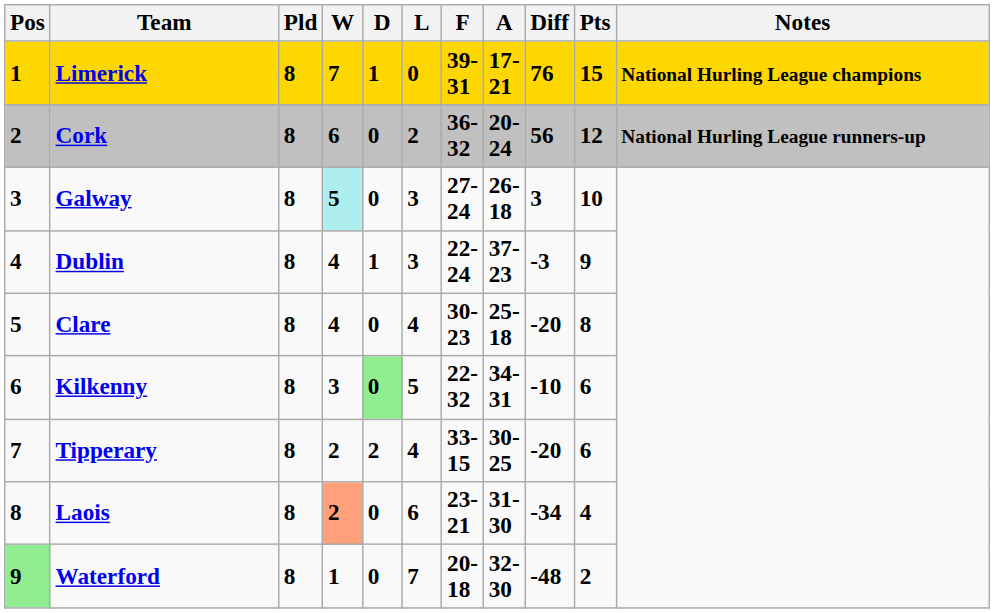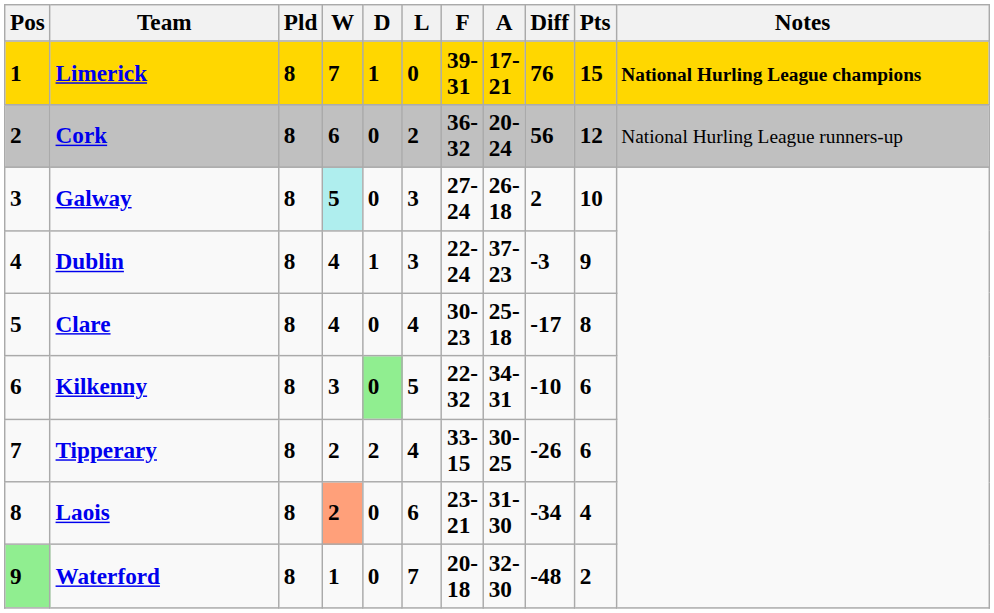(773, 135) bold -> (762, 137) normal
(536, 198) 3 -> (536, 198) 2
(546, 324) -20 -> (546, 324) -17
(546, 450) -20 -> (546, 450) -26
